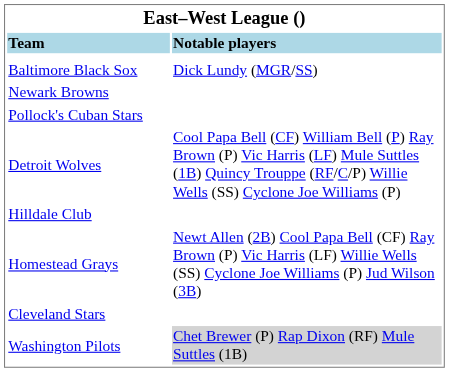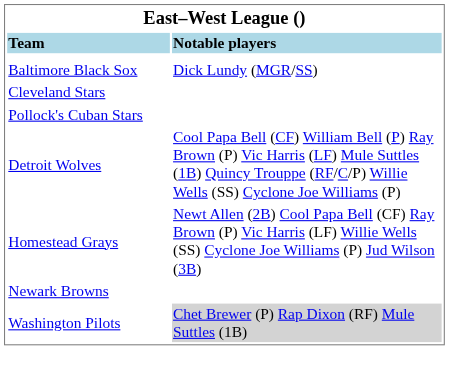rows swapped: (57, 313) <-> (59, 92)
- row: (50, 214)
